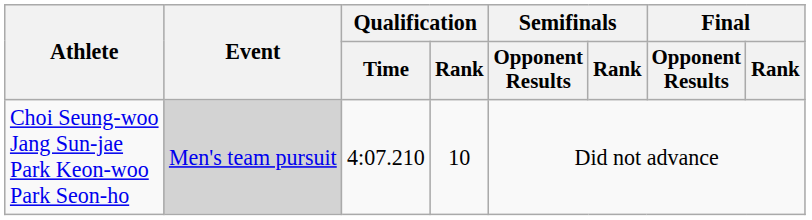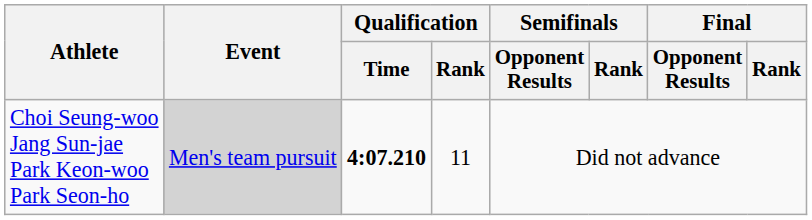(386, 157) normal -> (387, 157) bold
(459, 157) 10 -> (460, 157) 11
